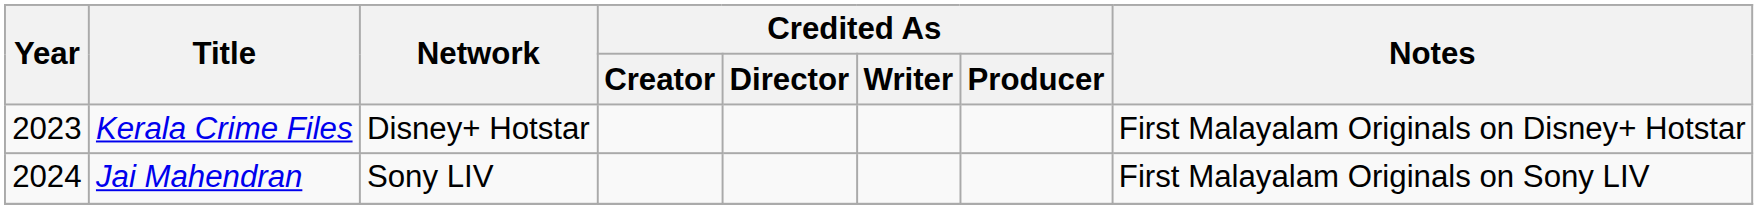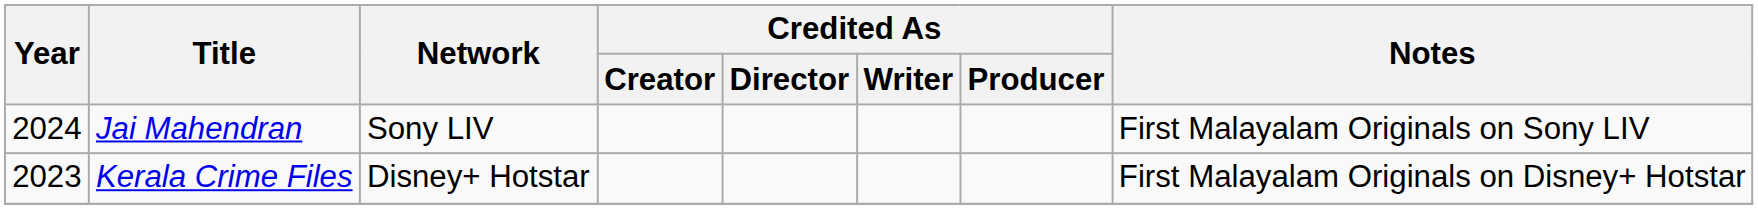rows swapped: (224, 128) <-> (199, 177)
